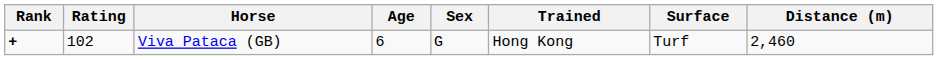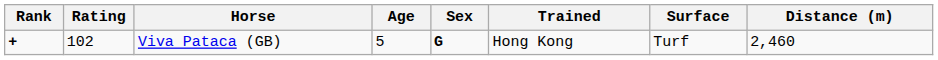(380, 42) 6 -> (380, 42) 5
(439, 42) normal -> (439, 42) bold
